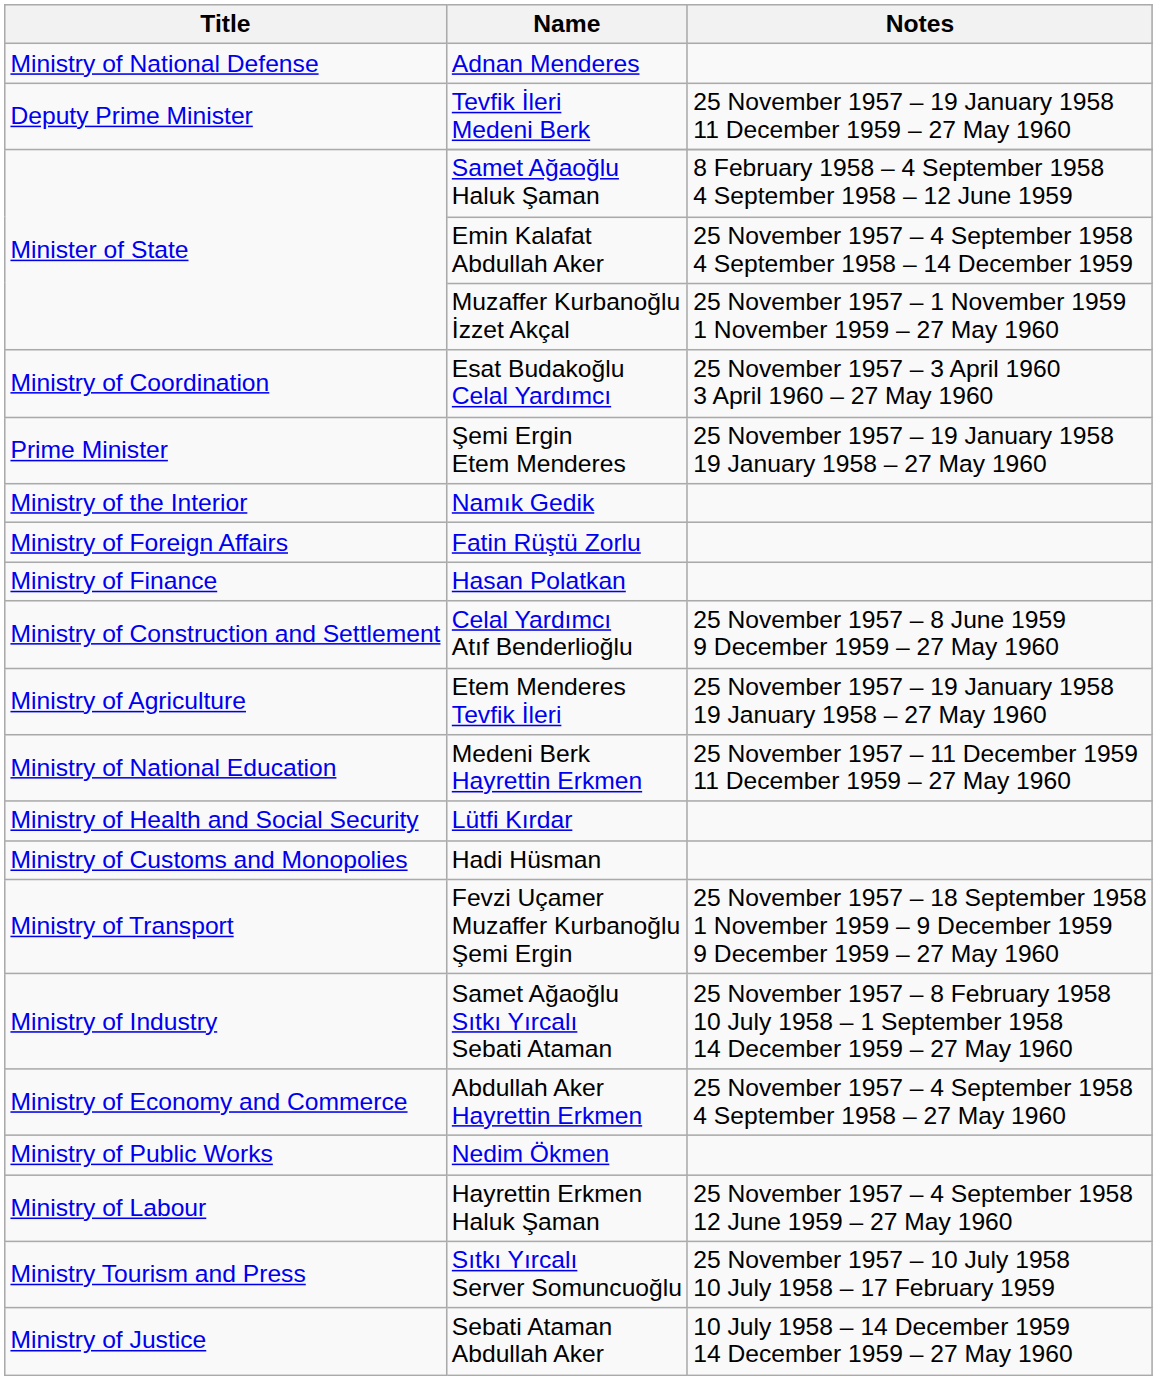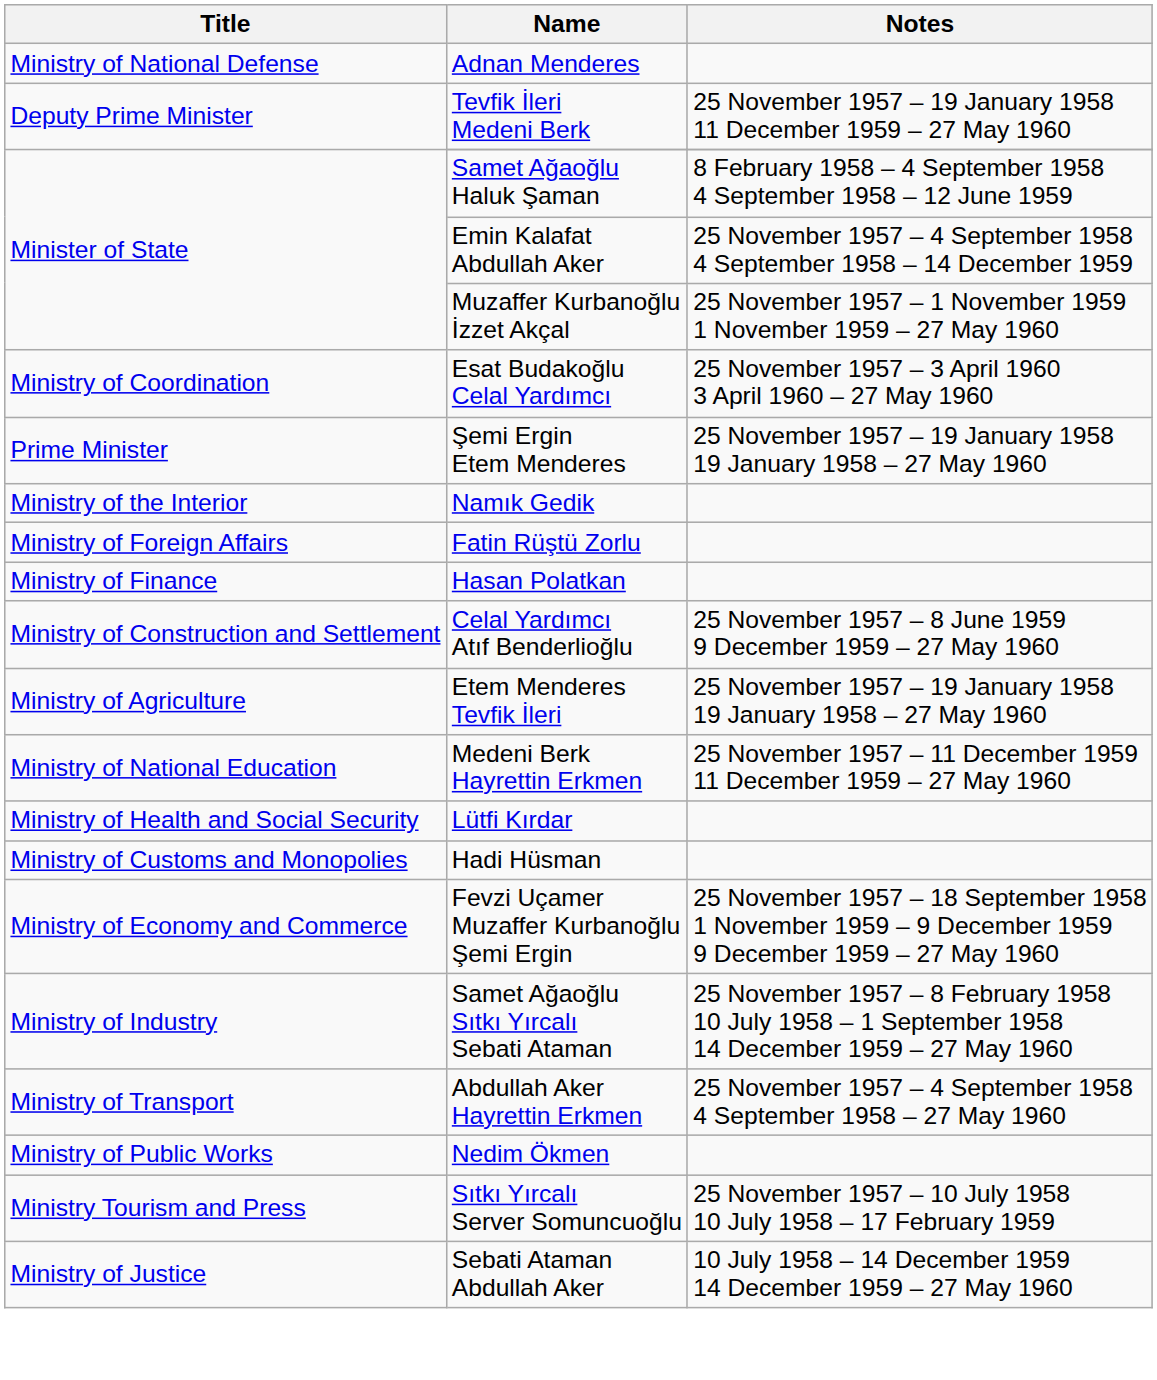(122, 926) Ministry of Transport -> (209, 926) Ministry of Economy and Commerce
(209, 1101) Ministry of Economy and Commerce -> (122, 1101) Ministry of Transport
- row: (547, 1207)
